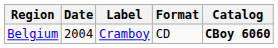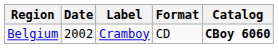(79, 34) 2004 -> (79, 34) 2002
